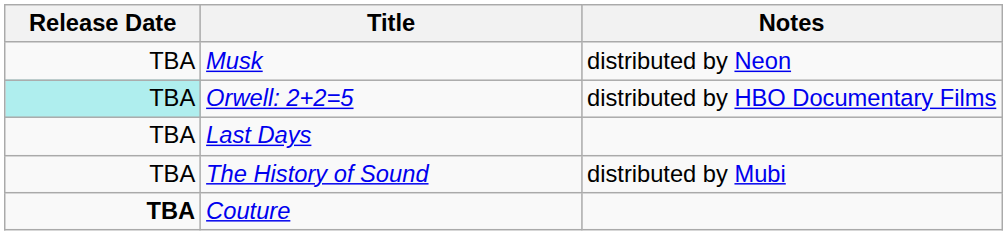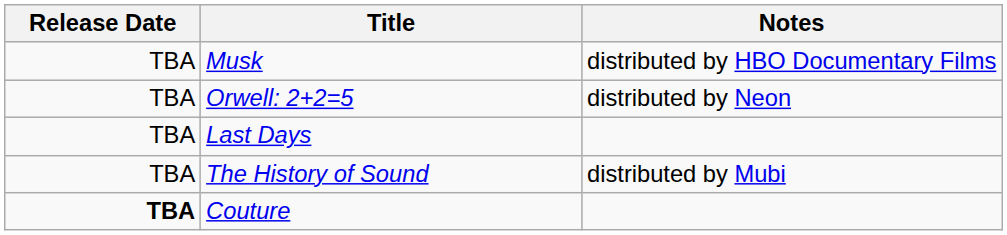(689, 60) distributed by Neon -> (792, 60) distributed by HBO Documentary Films
(172, 98) paleturquoise background -> (172, 98) no background
(792, 98) distributed by HBO Documentary Films -> (689, 98) distributed by Neon
